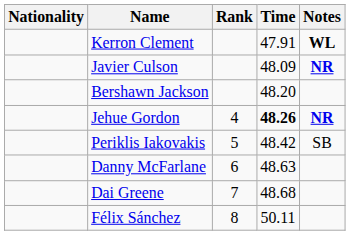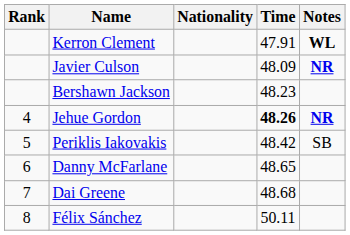columns swapped: (234, 17) <-> (46, 17)
(278, 92) 48.20 -> (278, 92) 48.23
(278, 167) 48.63 -> (278, 167) 48.65
